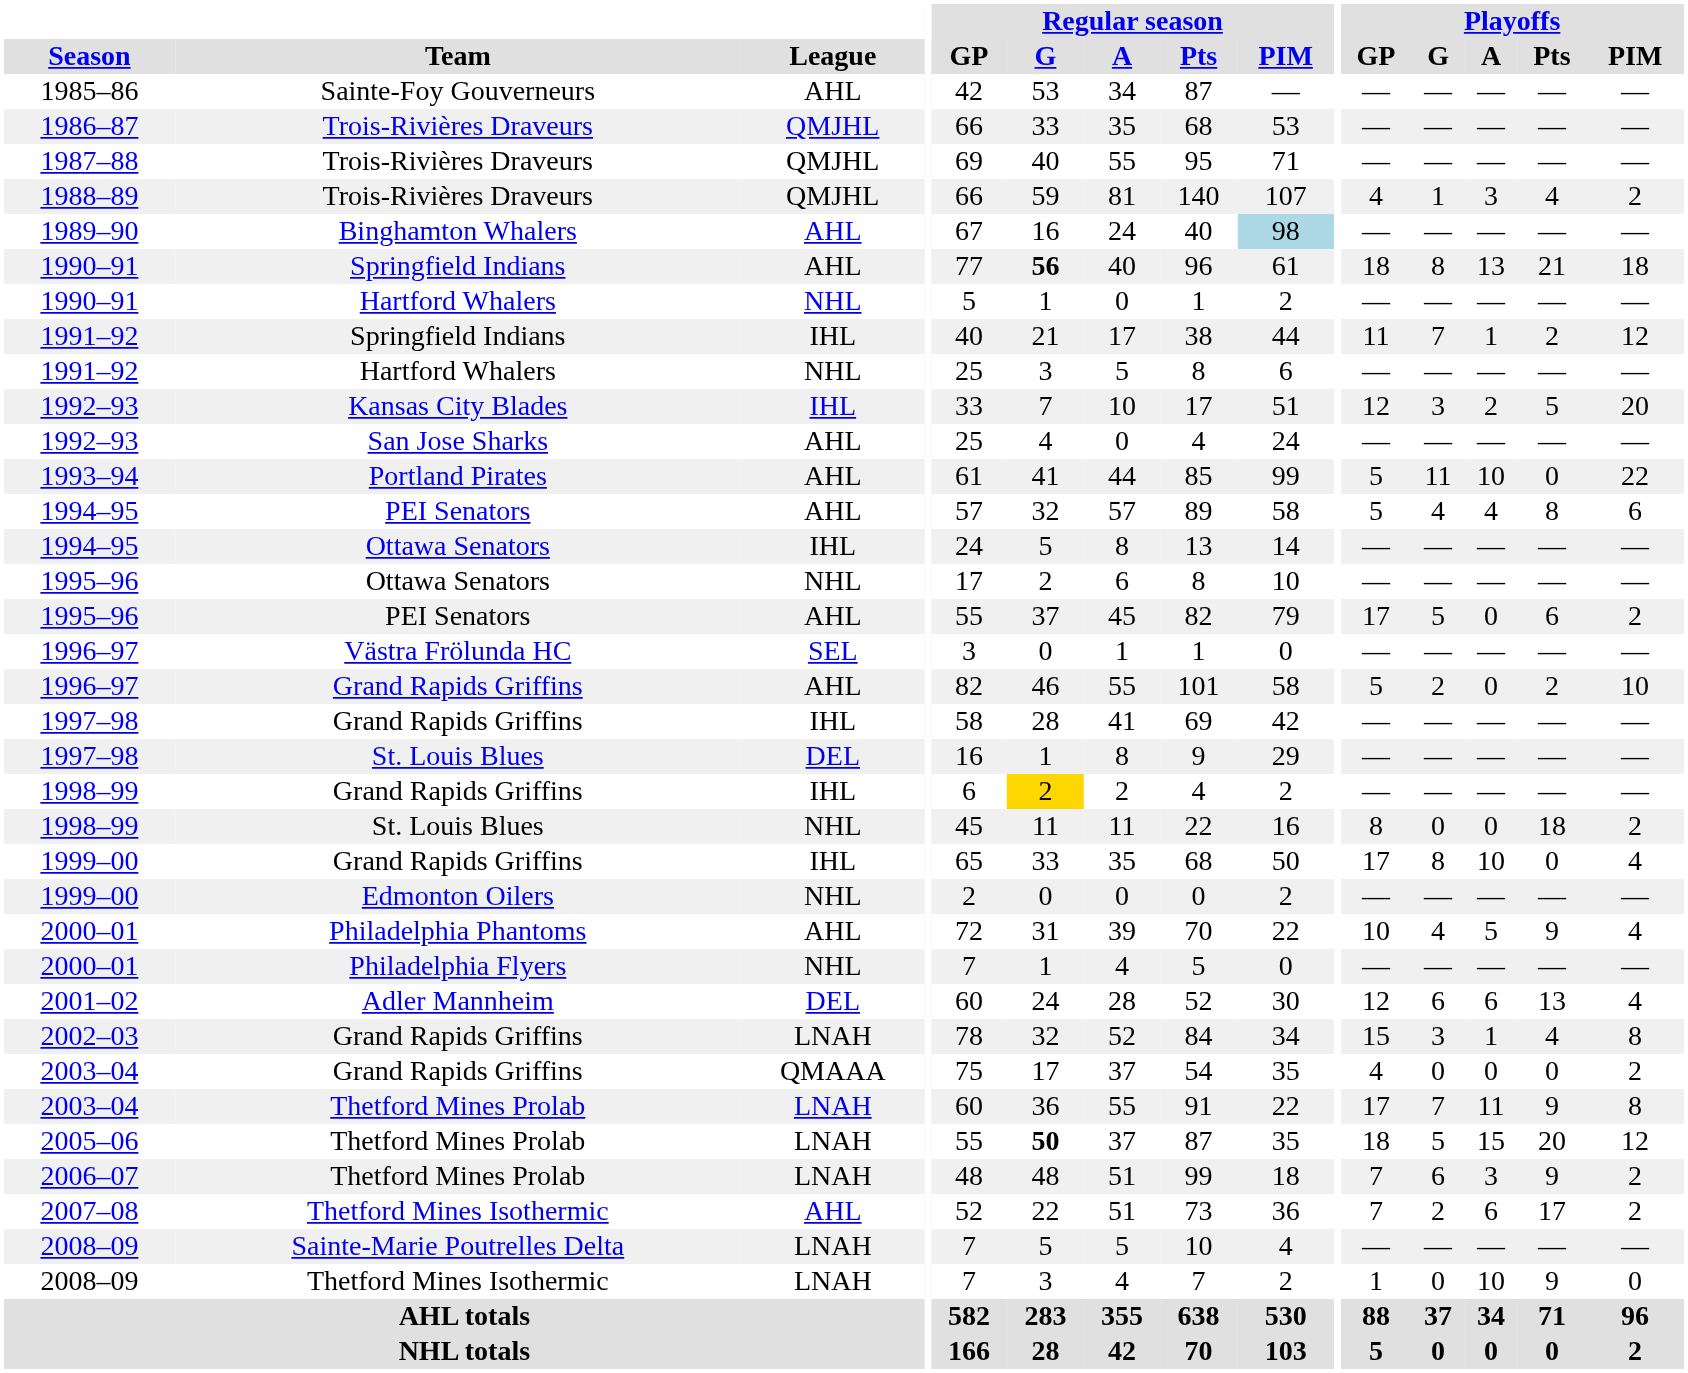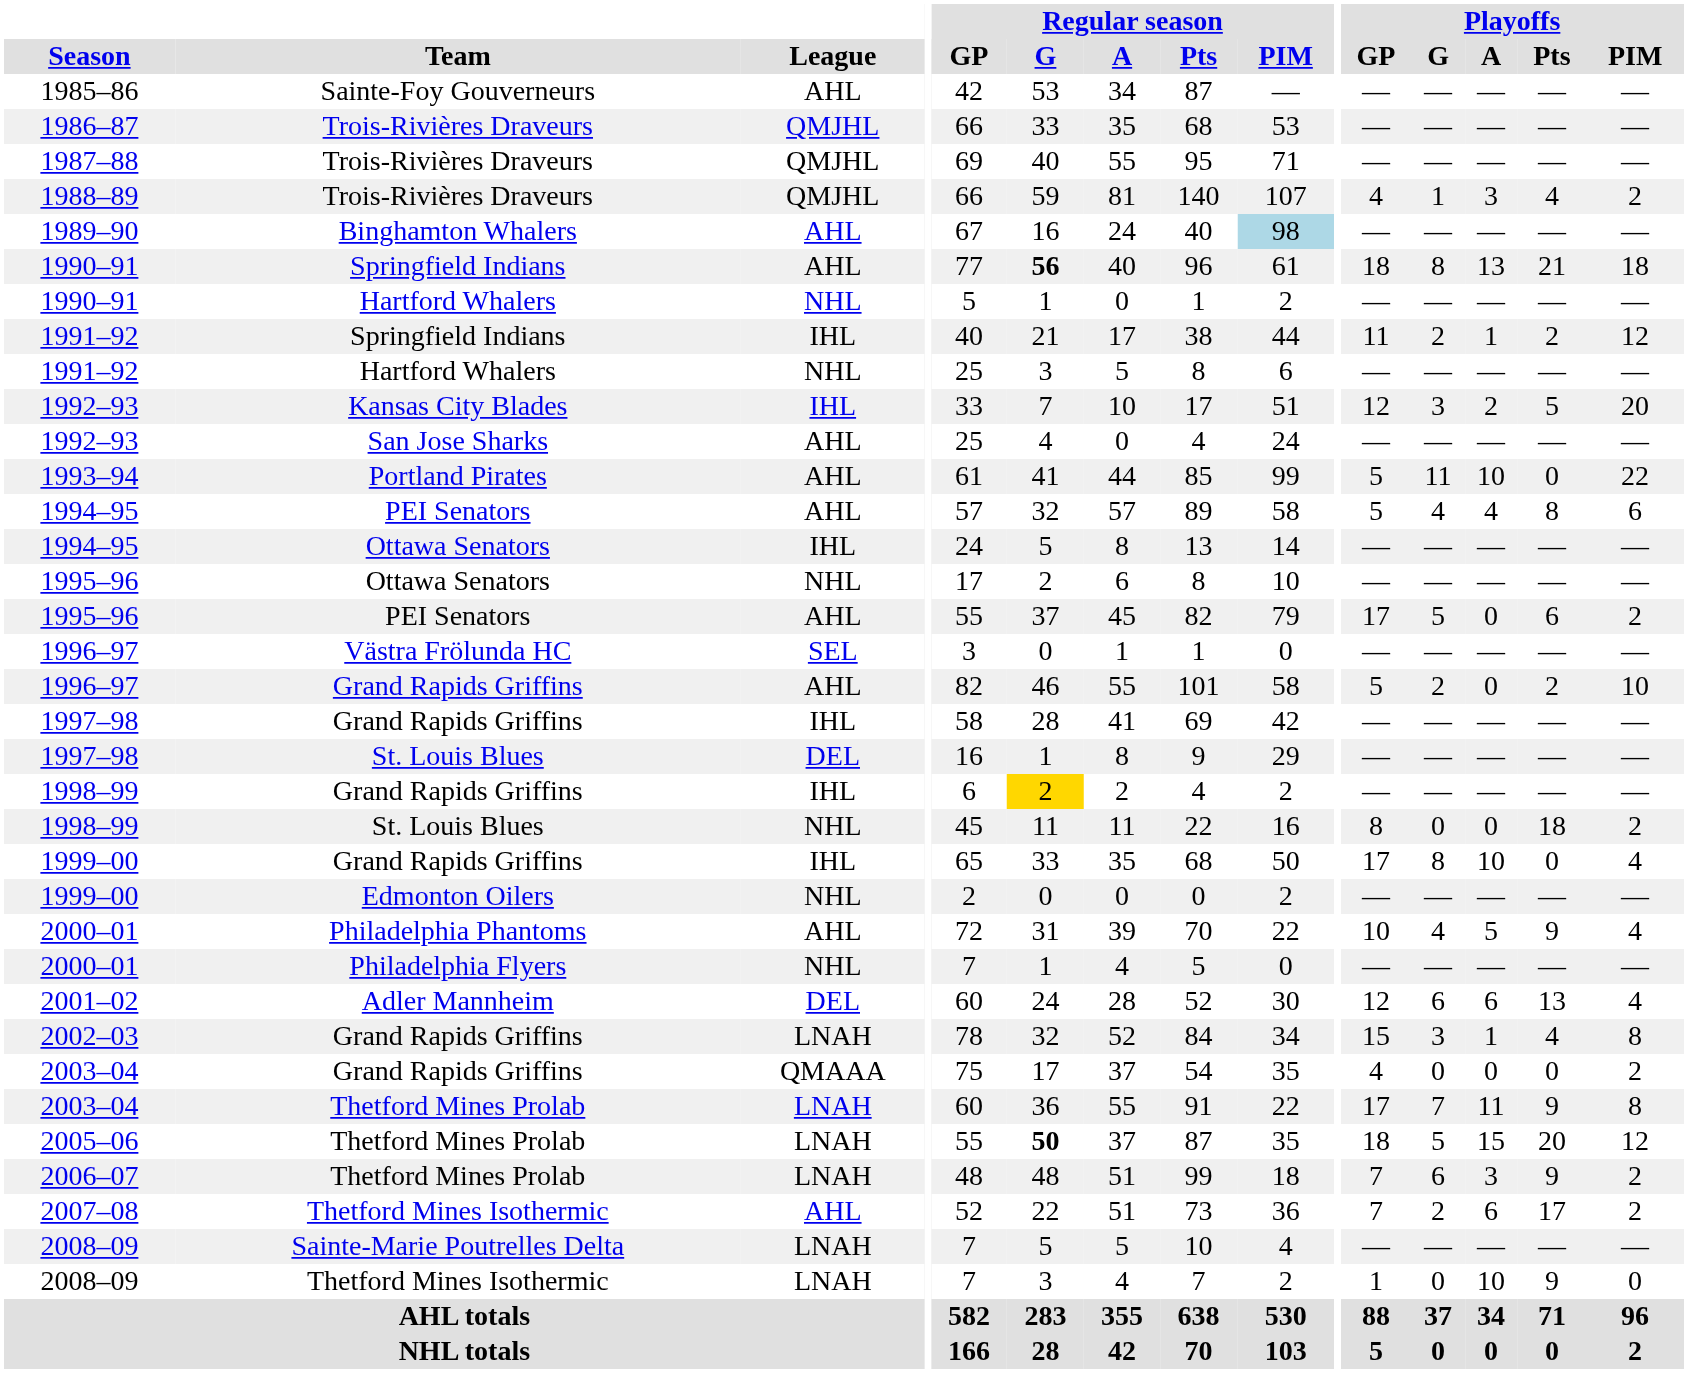(1438, 336) 7 -> (1438, 336) 2
